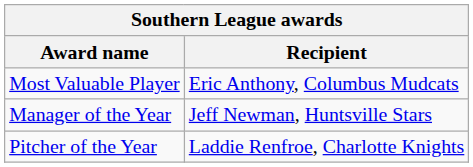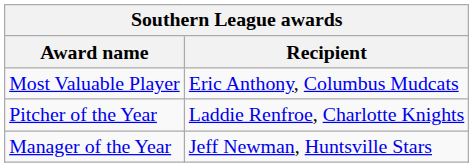rows swapped: (83, 146) <-> (90, 114)
